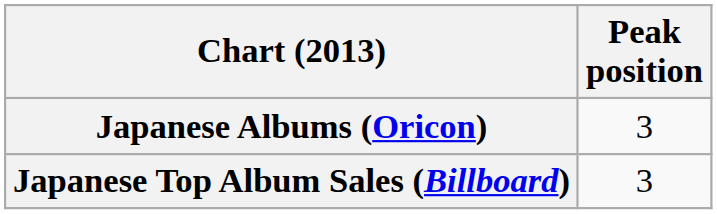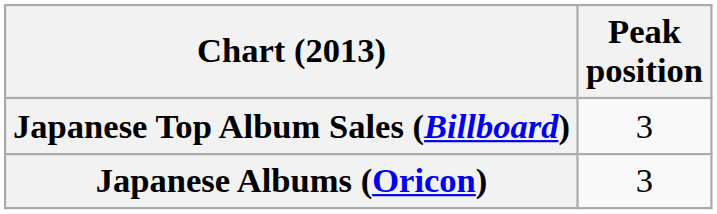rows swapped: (291, 125) <-> (292, 180)
